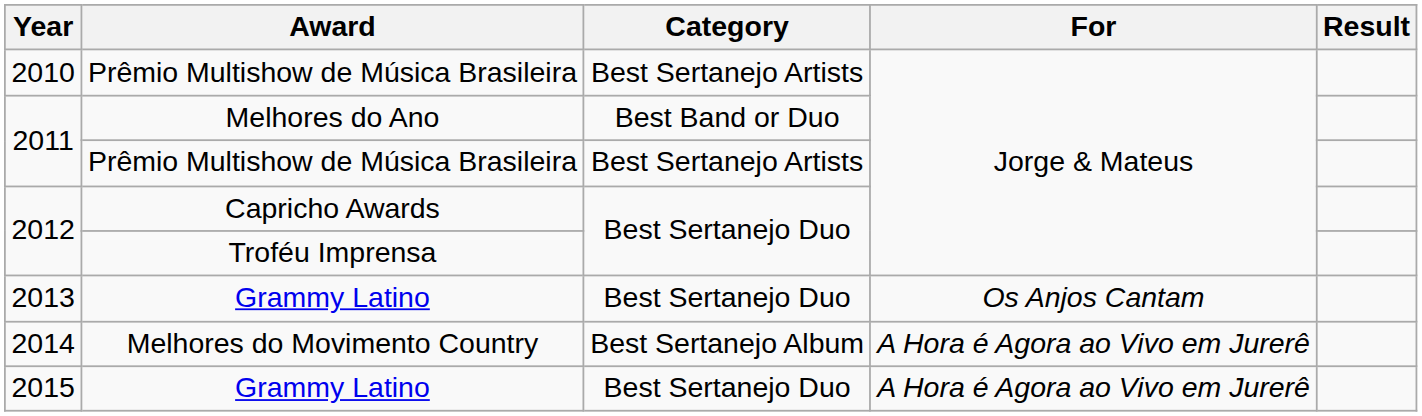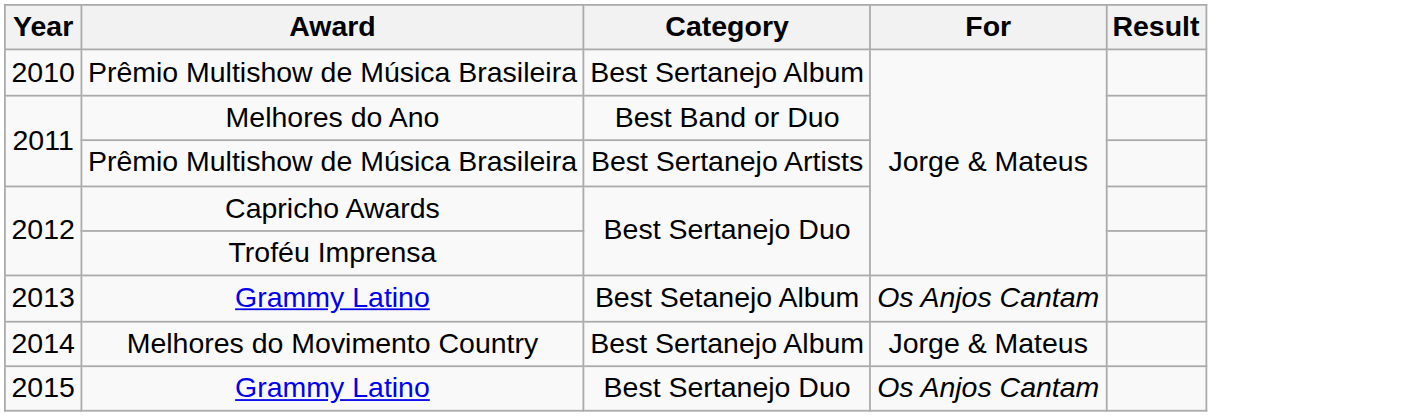(727, 72) Best Sertanejo Artists -> (727, 72) Best Sertanejo Album
(727, 298) Best Sertanejo Duo -> (727, 298) Best Setanejo Album
(1094, 343) A Hora é Agora ao Vivo em Jurerê -> (988, 343) Jorge & Mateus
(1094, 388) A Hora é Agora ao Vivo em Jurerê -> (988, 388) Os Anjos Cantam
